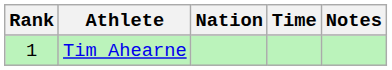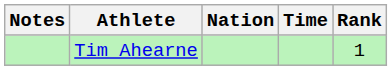columns swapped: (32, 20) <-> (354, 20)
